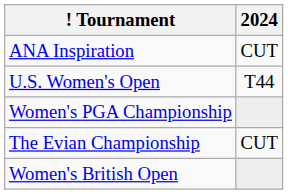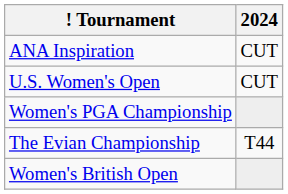(259, 81) T44 -> (259, 81) CUT
(259, 143) CUT -> (259, 143) T44
